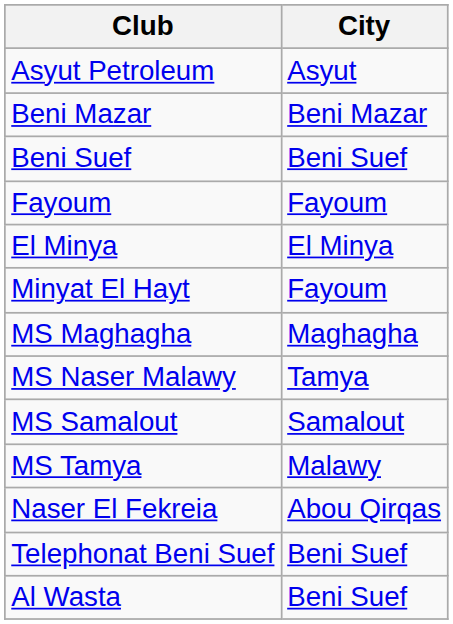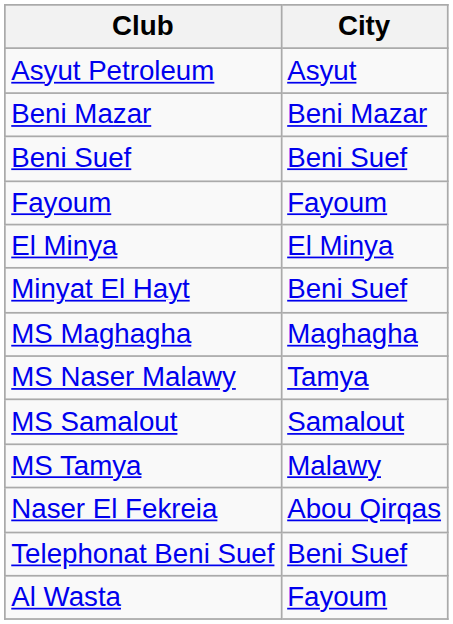(337, 289) Fayoum -> (347, 289) Beni Suef
(347, 597) Beni Suef -> (337, 597) Fayoum
